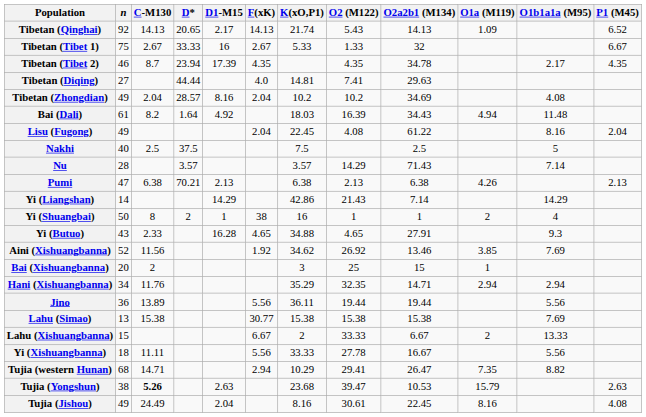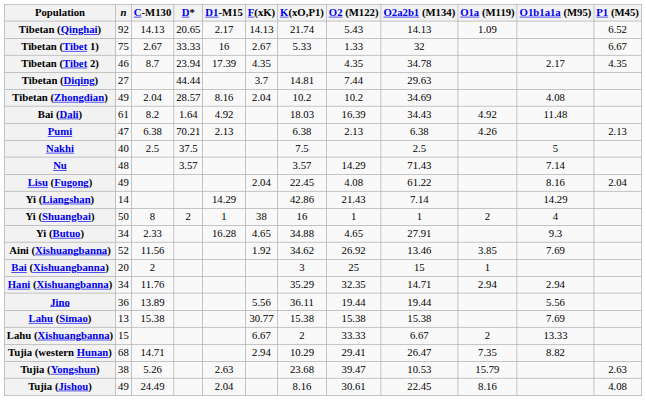(261, 81) 4.0 -> (261, 81) 3.7
(354, 81) 7.41 -> (354, 81) 7.44
(487, 115) 4.94 -> (487, 115) 4.92
rows swapped: (60, 132) <-> (60, 183)
(123, 166) 28 -> (123, 166) 48
(123, 234) 43 -> (123, 234) 34
- row: (60, 353)
(153, 387) bold -> (153, 370) normal
